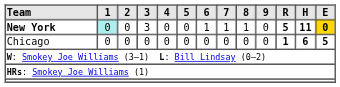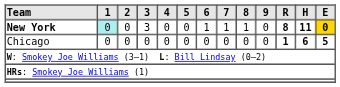(286, 27) 5 -> (286, 27) 8
